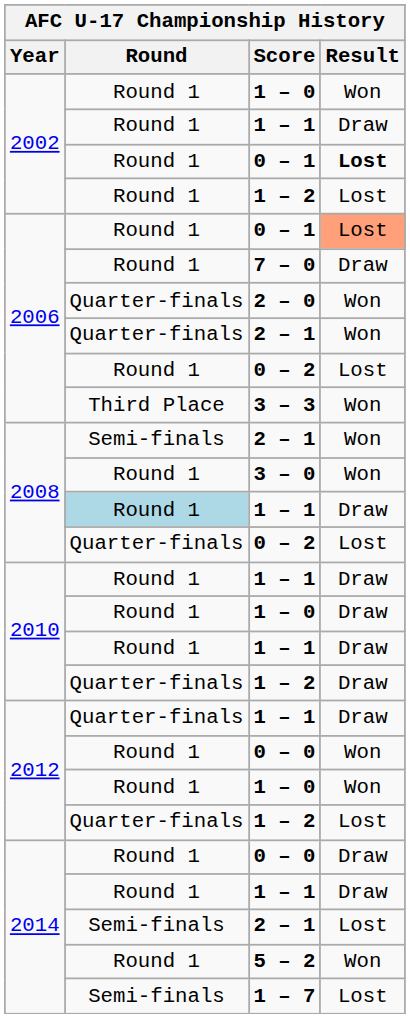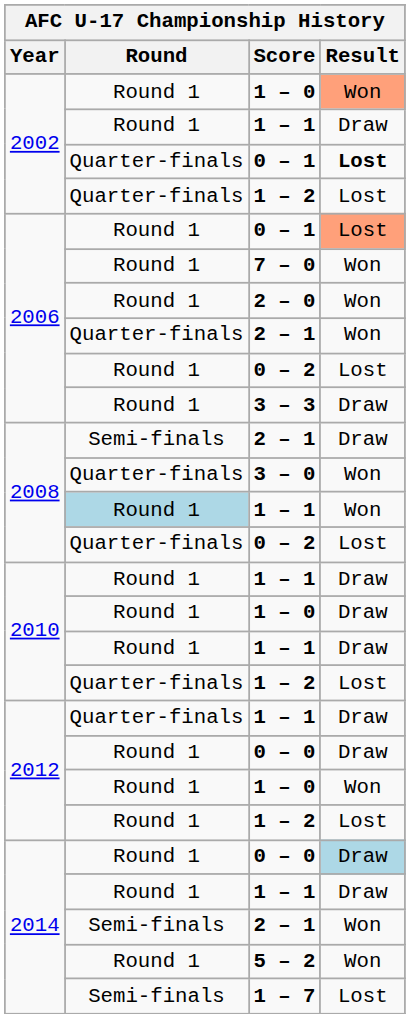(363, 92) no background -> (363, 92) lightsalmon background
(156, 161) Round 1 -> (156, 161) Quarter-finals
(156, 196) Round 1 -> (156, 196) Quarter-finals
(363, 266) Draw -> (363, 266) Won
(156, 300) Quarter-finals -> (156, 300) Round 1
(156, 405) Third Place -> (156, 405) Round 1
(363, 405) Won -> (363, 405) Draw
(363, 439) Won -> (363, 439) Draw
(156, 474) Round 1 -> (156, 474) Quarter-finals
(363, 509) Draw -> (363, 509) Won
(363, 683) Draw -> (363, 683) Lost
(363, 753) Won -> (363, 753) Draw
(156, 822) Quarter-finals -> (156, 822) Round 1
(363, 857) no background -> (363, 857) lightblue background
(363, 927) Lost -> (363, 927) Won
